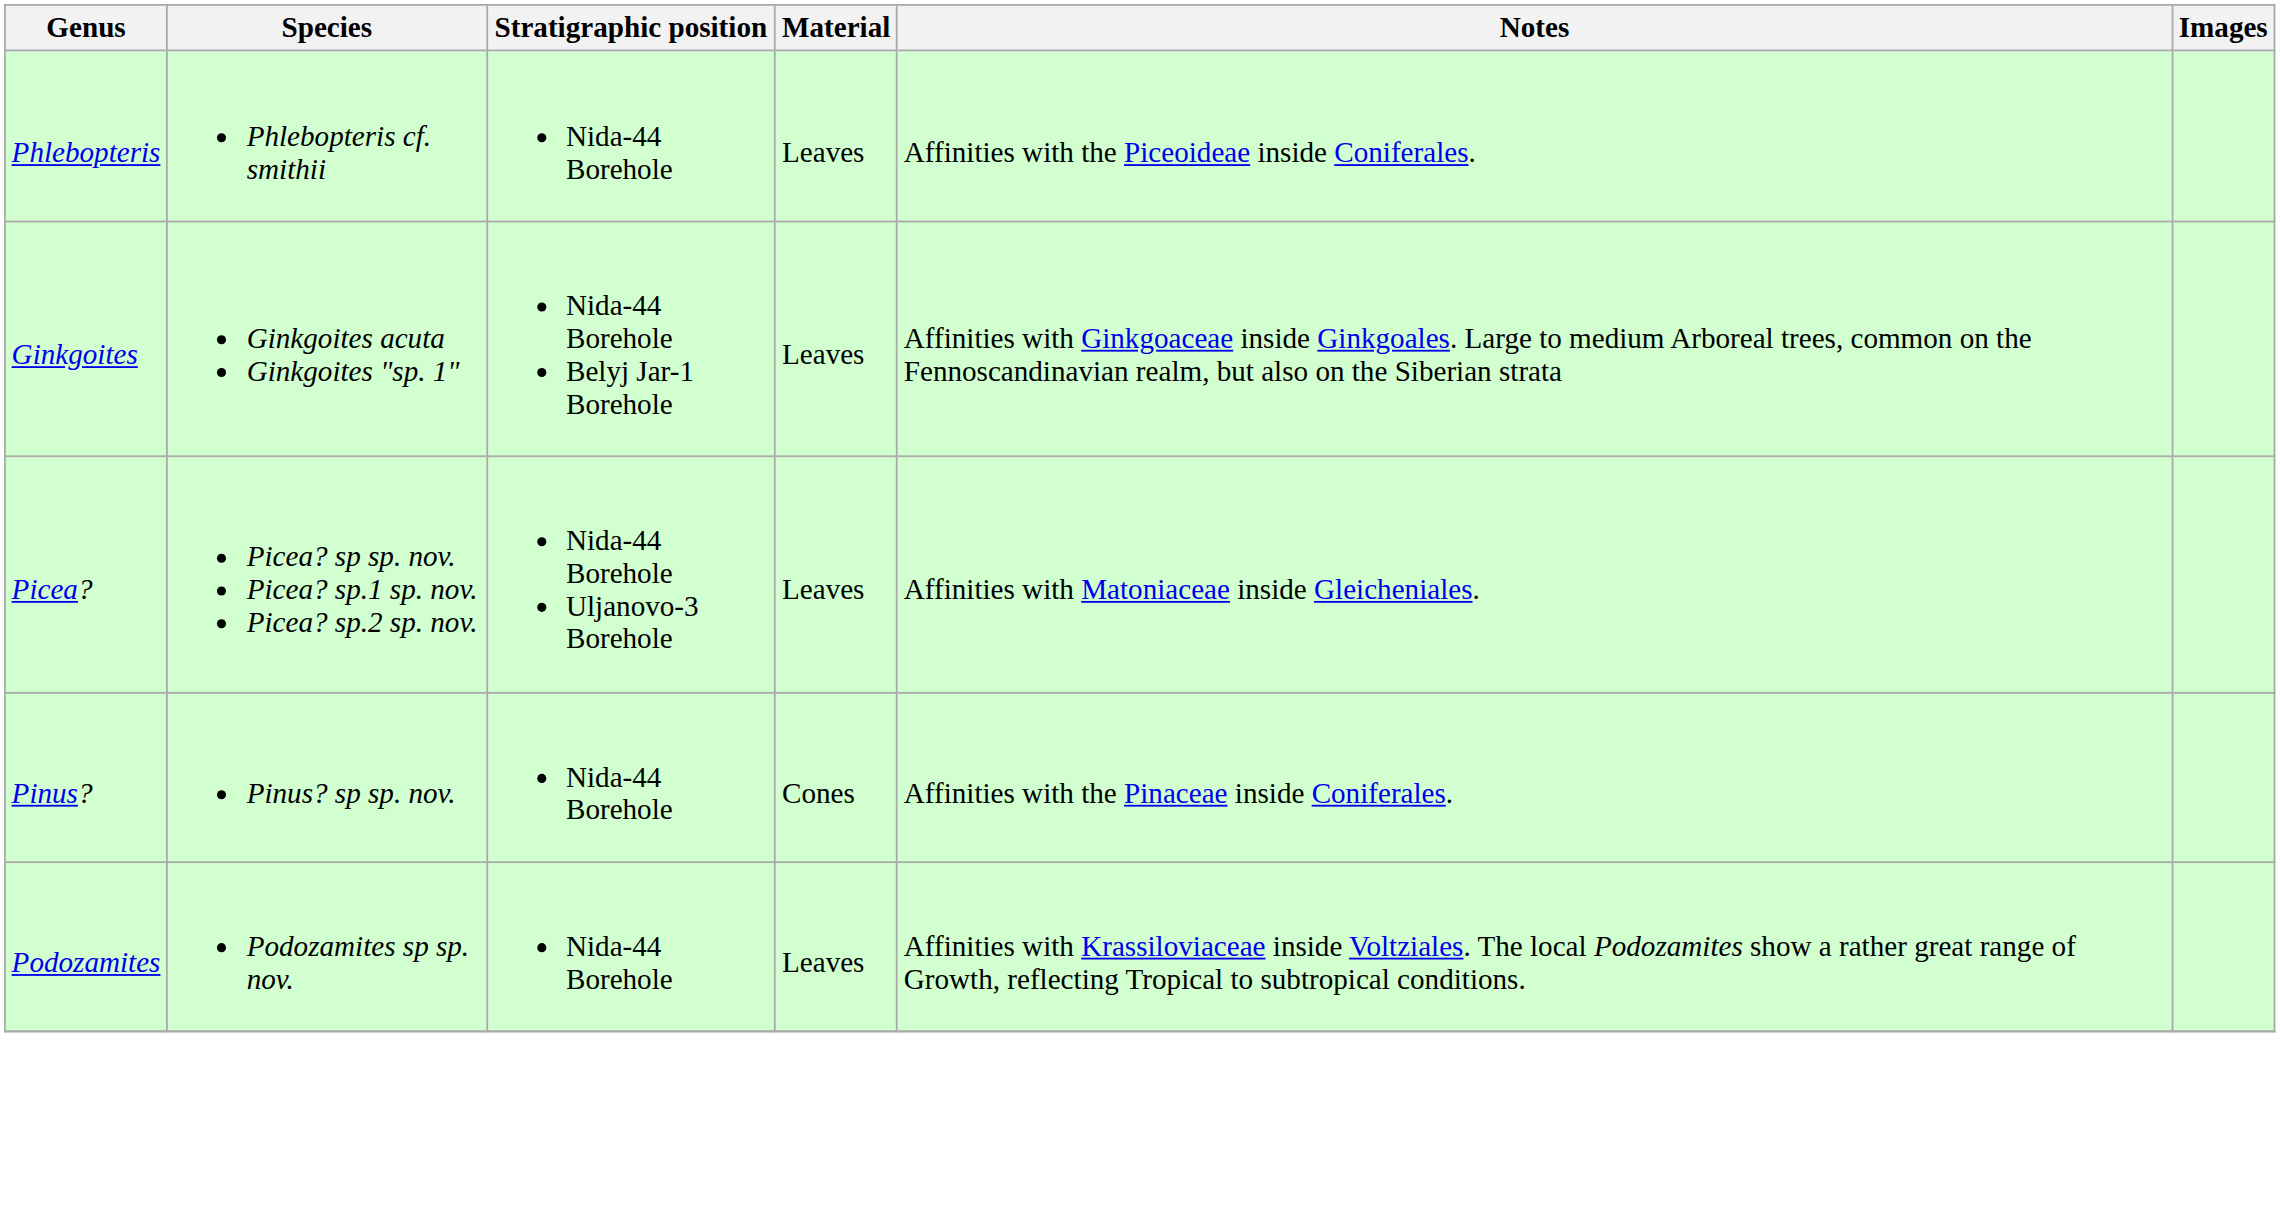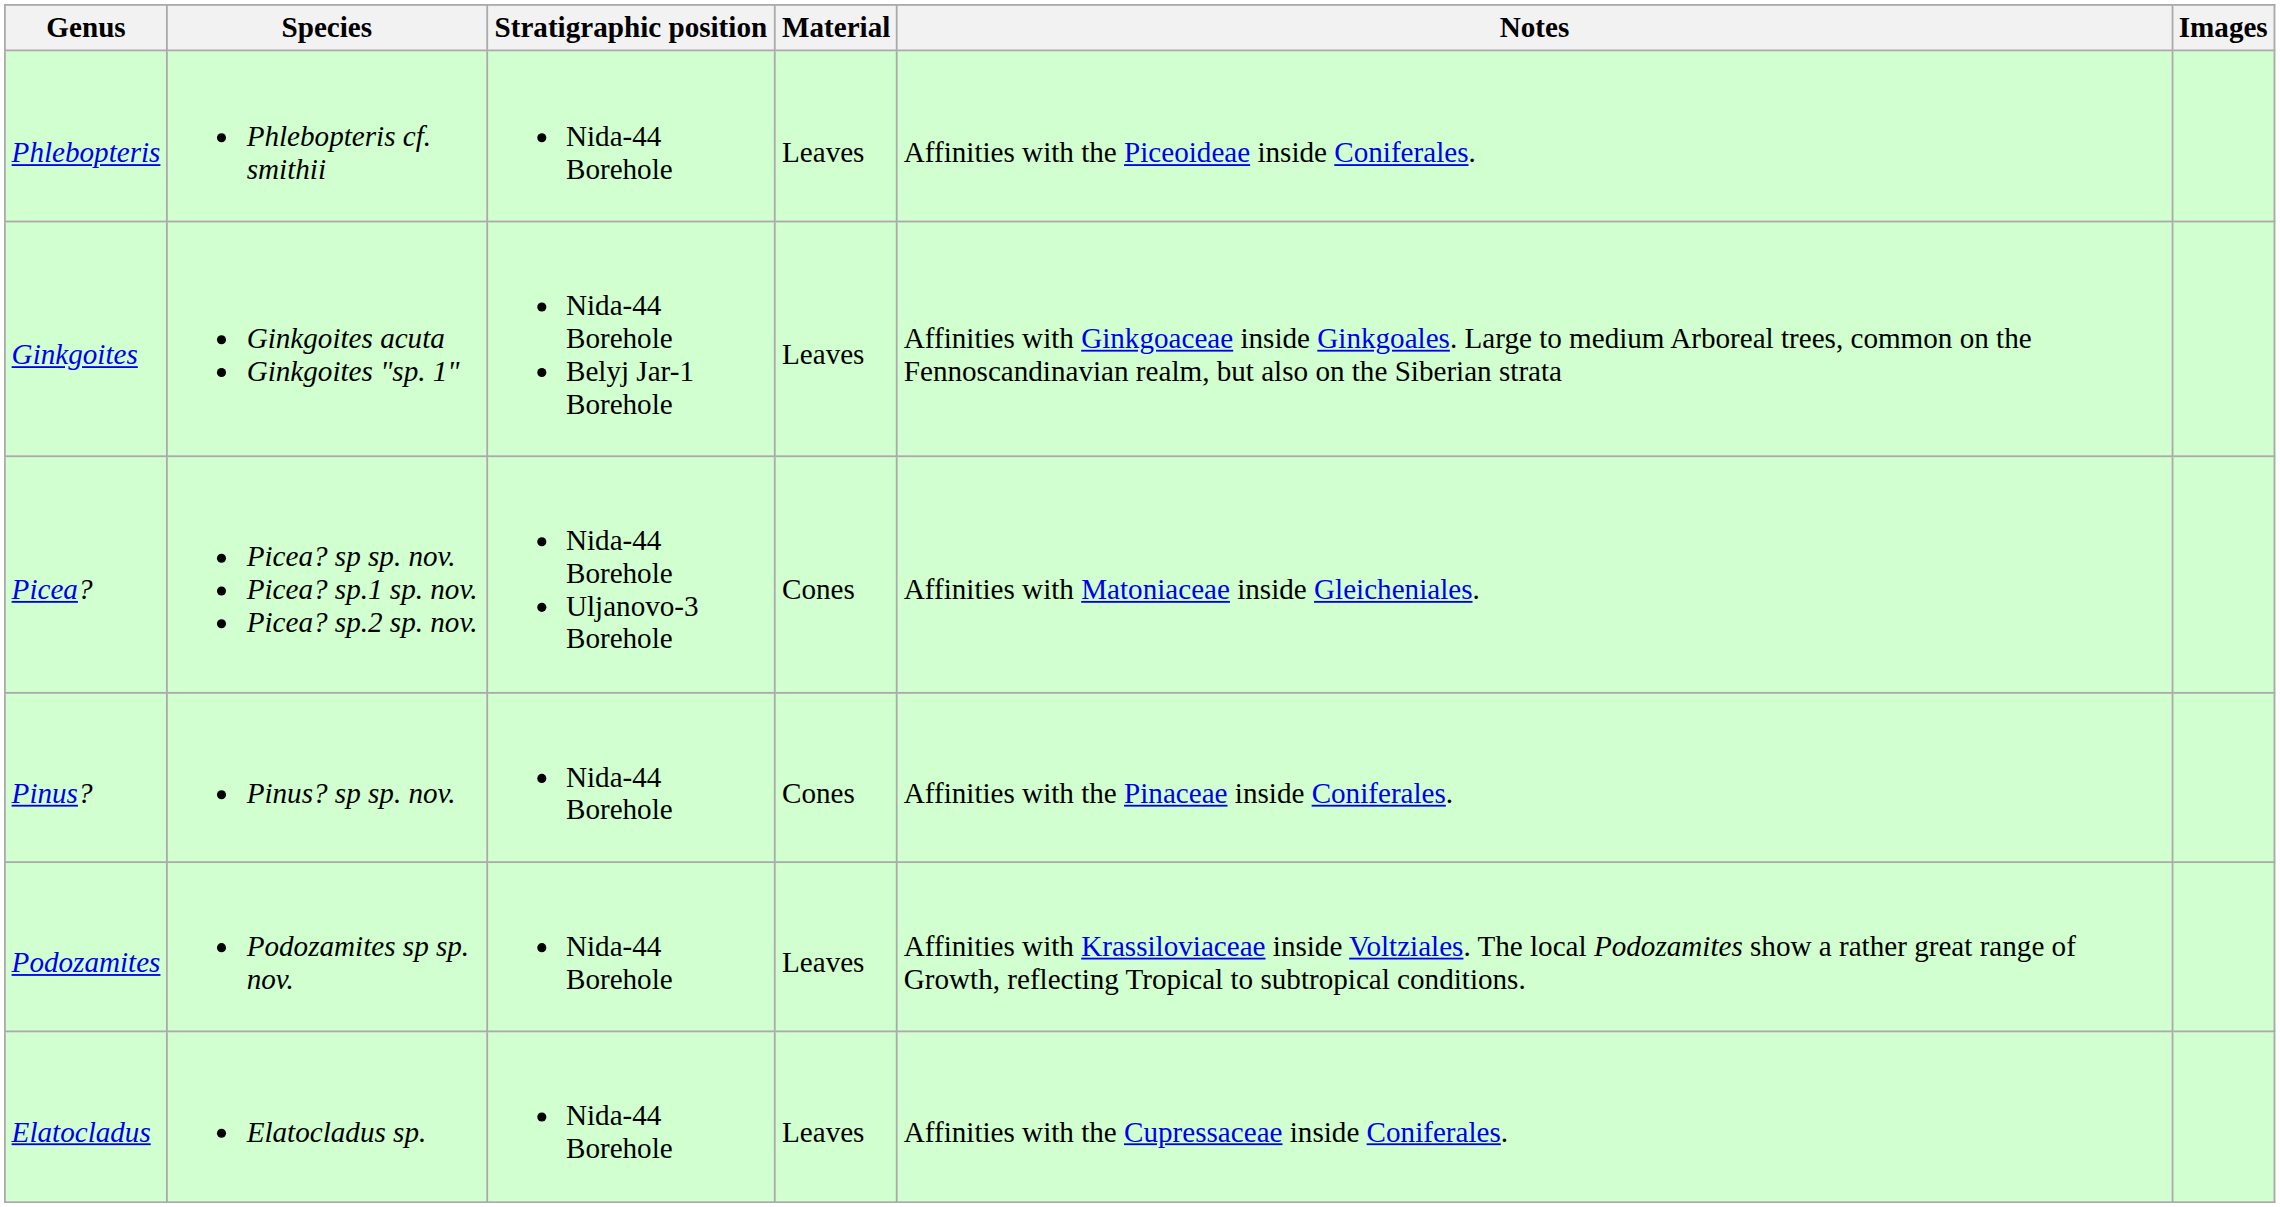(823, 590) Leaves -> (818, 590) Cones
+ row: (81, 1132)
